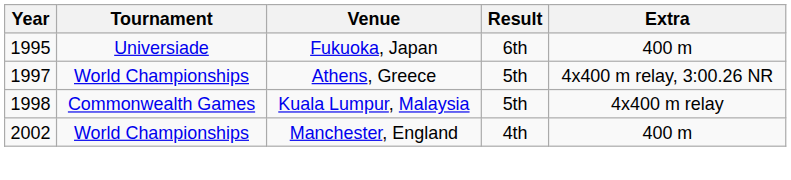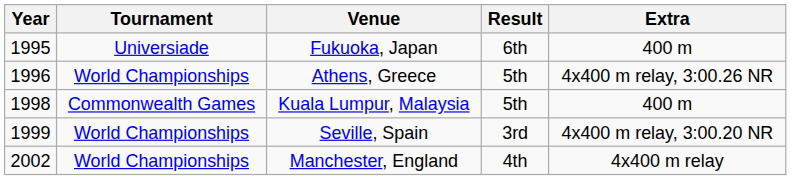(30, 76) 1997 -> (30, 76) 1996
(667, 104) 4x400 m relay -> (667, 104) 400 m
+ row: (374, 133)
(667, 133) 400 m -> (667, 161) 4x400 m relay
